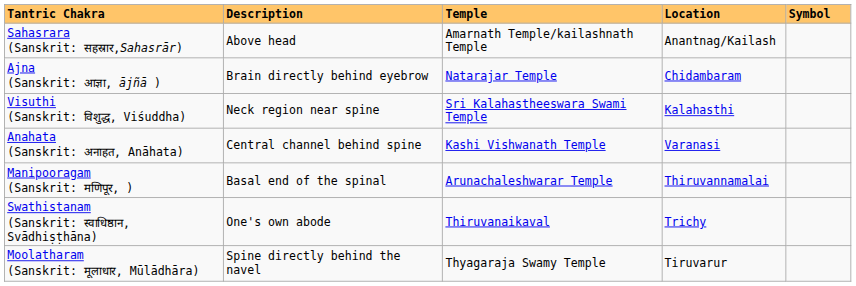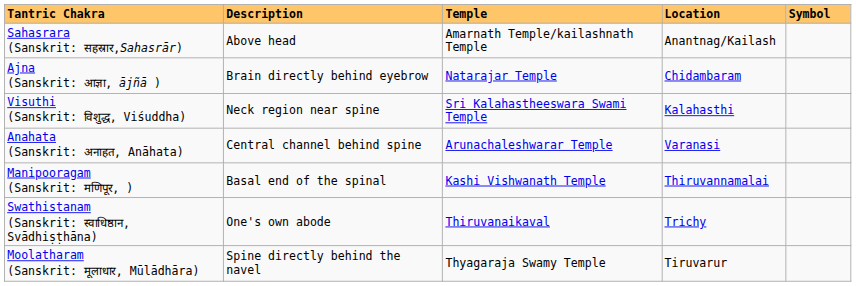(526, 145) Kashi Vishwanath Temple -> (529, 145) Arunachaleshwarar Temple
(529, 180) Arunachaleshwarar Temple -> (526, 180) Kashi Vishwanath Temple
